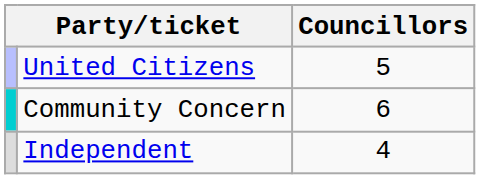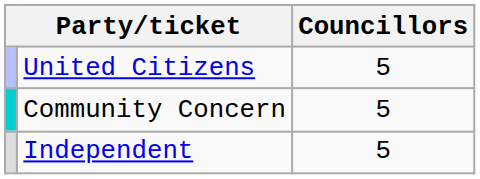(383, 110) 6 -> (383, 110) 5
(383, 152) 4 -> (383, 152) 5
